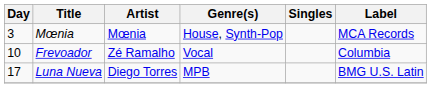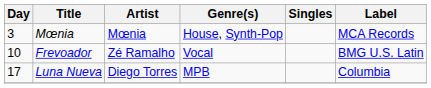(364, 53) Columbia -> (381, 53) BMG U.S. Latin
(381, 72) BMG U.S. Latin -> (364, 72) Columbia
